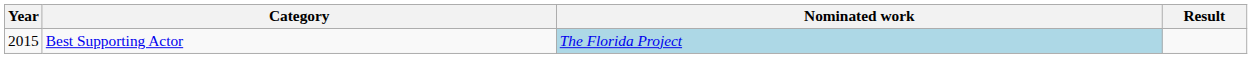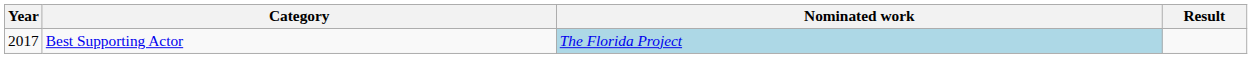(23, 41) 2015 -> (23, 41) 2017
